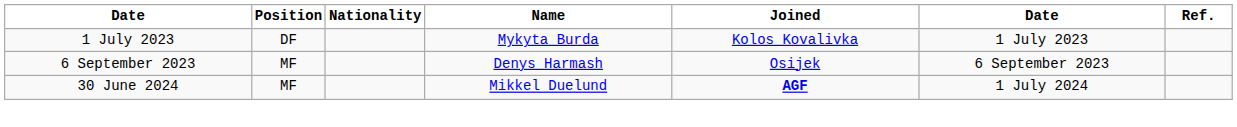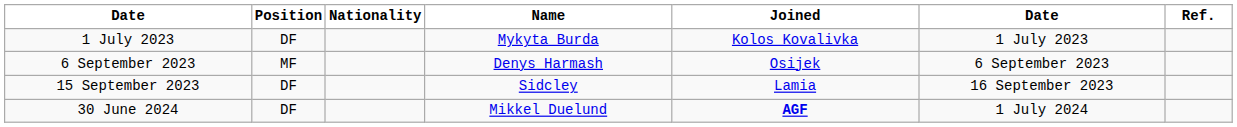+ row: (128, 87)
(288, 87) MF -> (288, 110) DF
